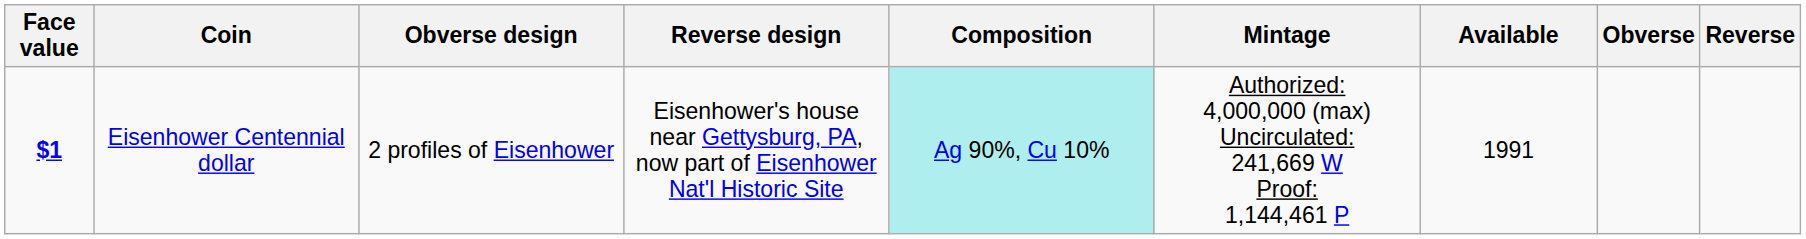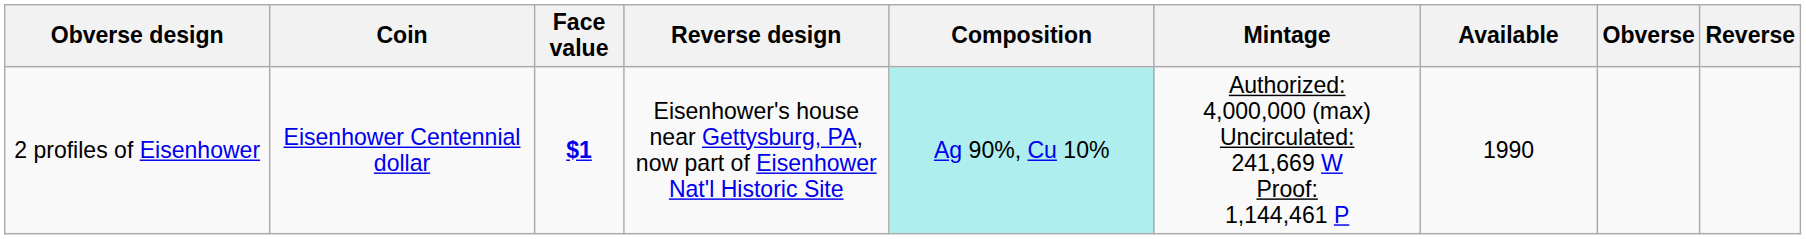columns swapped: (49, 35) <-> (491, 35)
(1509, 150) 1991 -> (1509, 150) 1990
